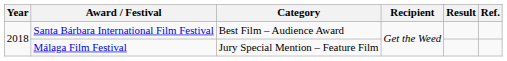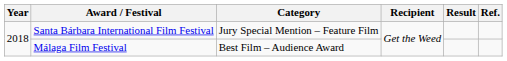(281, 30) Best Film – Audience Award -> (299, 30) Jury Special Mention – Feature Film
(299, 47) Jury Special Mention – Feature Film -> (281, 47) Best Film – Audience Award
